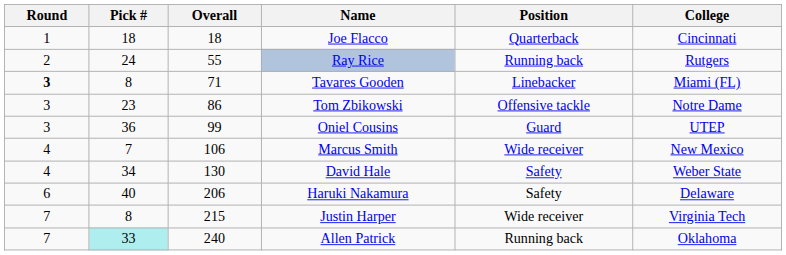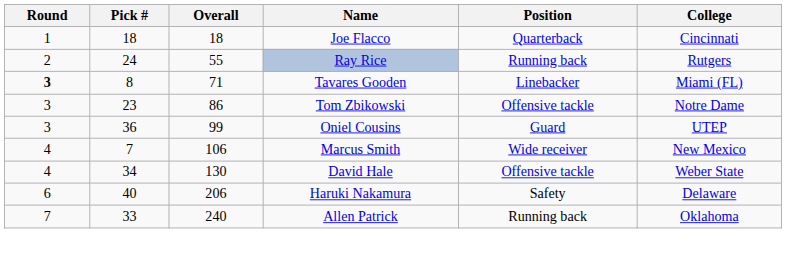(544, 171) Safety -> (548, 171) Offensive tackle
- row: (358, 216)
(129, 238) paleturquoise background -> (129, 216) no background
